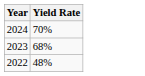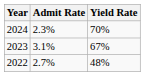+ column: (59, 12)
(42, 46) 68% -> (100, 46) 67%
